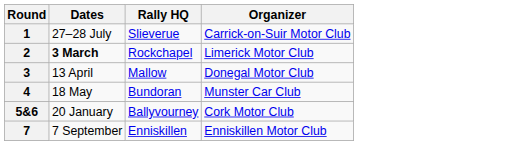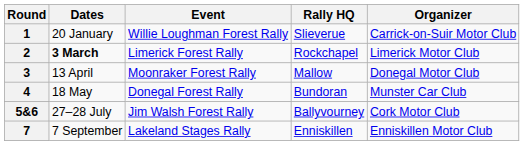+ column: (208, 14)
(82, 34) 27–28 July -> (82, 34) 20 January
(82, 112) 20 January -> (82, 112) 27–28 July
